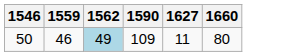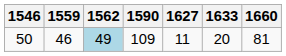+ column: (222, 16)
(222, 39) 80 -> (261, 39) 81
